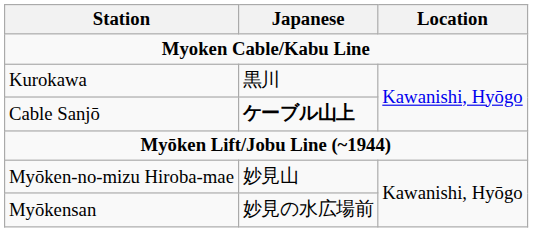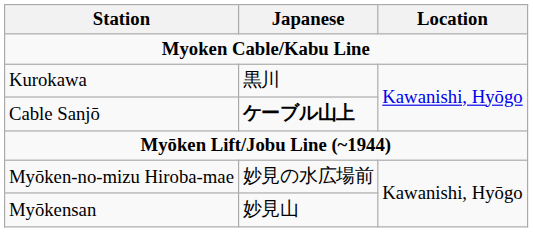(271, 175) 妙見山 -> (308, 175) 妙見の水広場前
(308, 209) 妙見の水広場前 -> (271, 209) 妙見山
